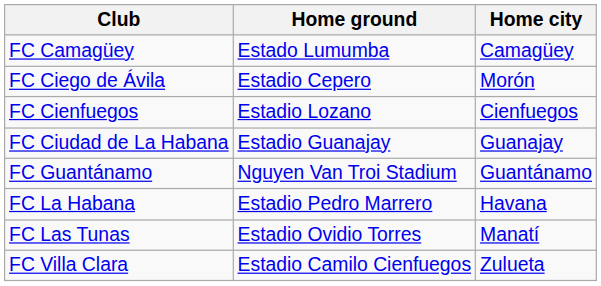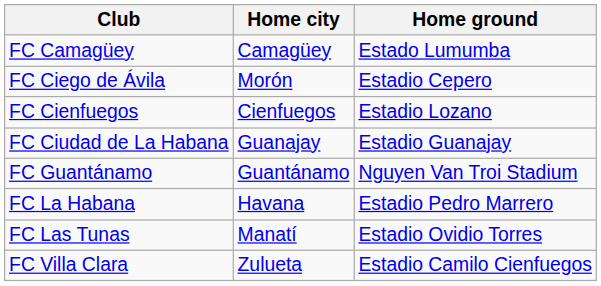columns swapped: (536, 19) <-> (354, 19)
